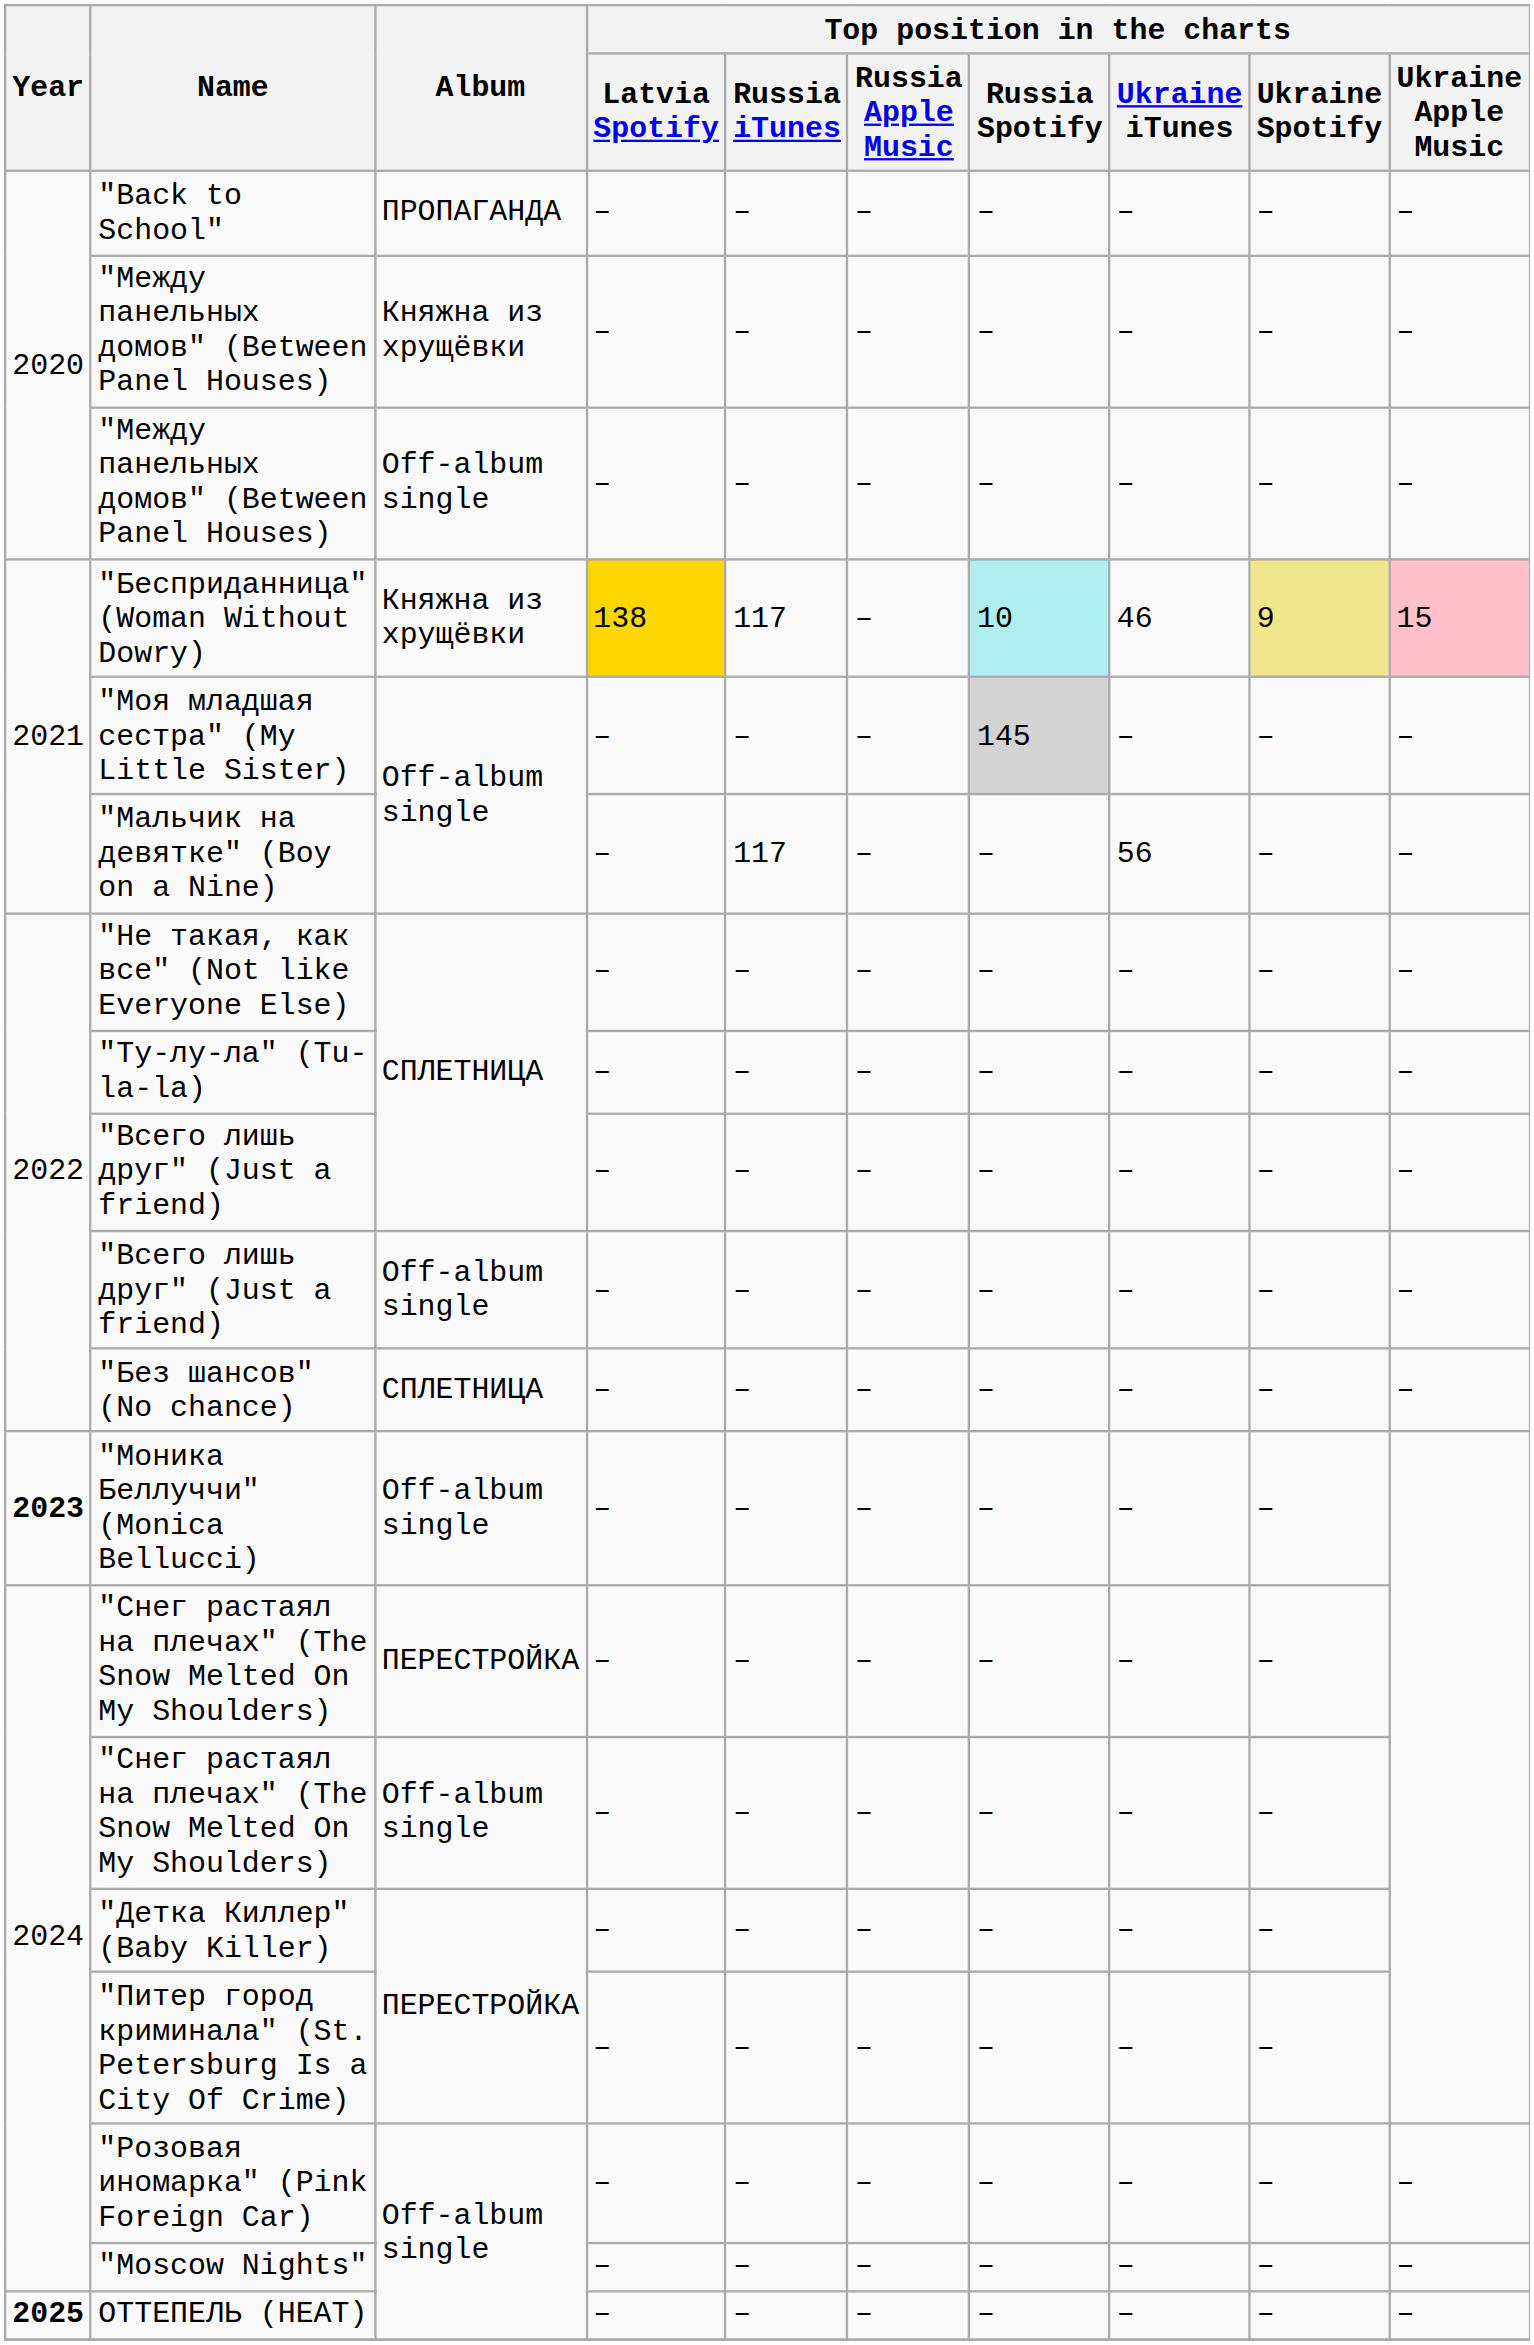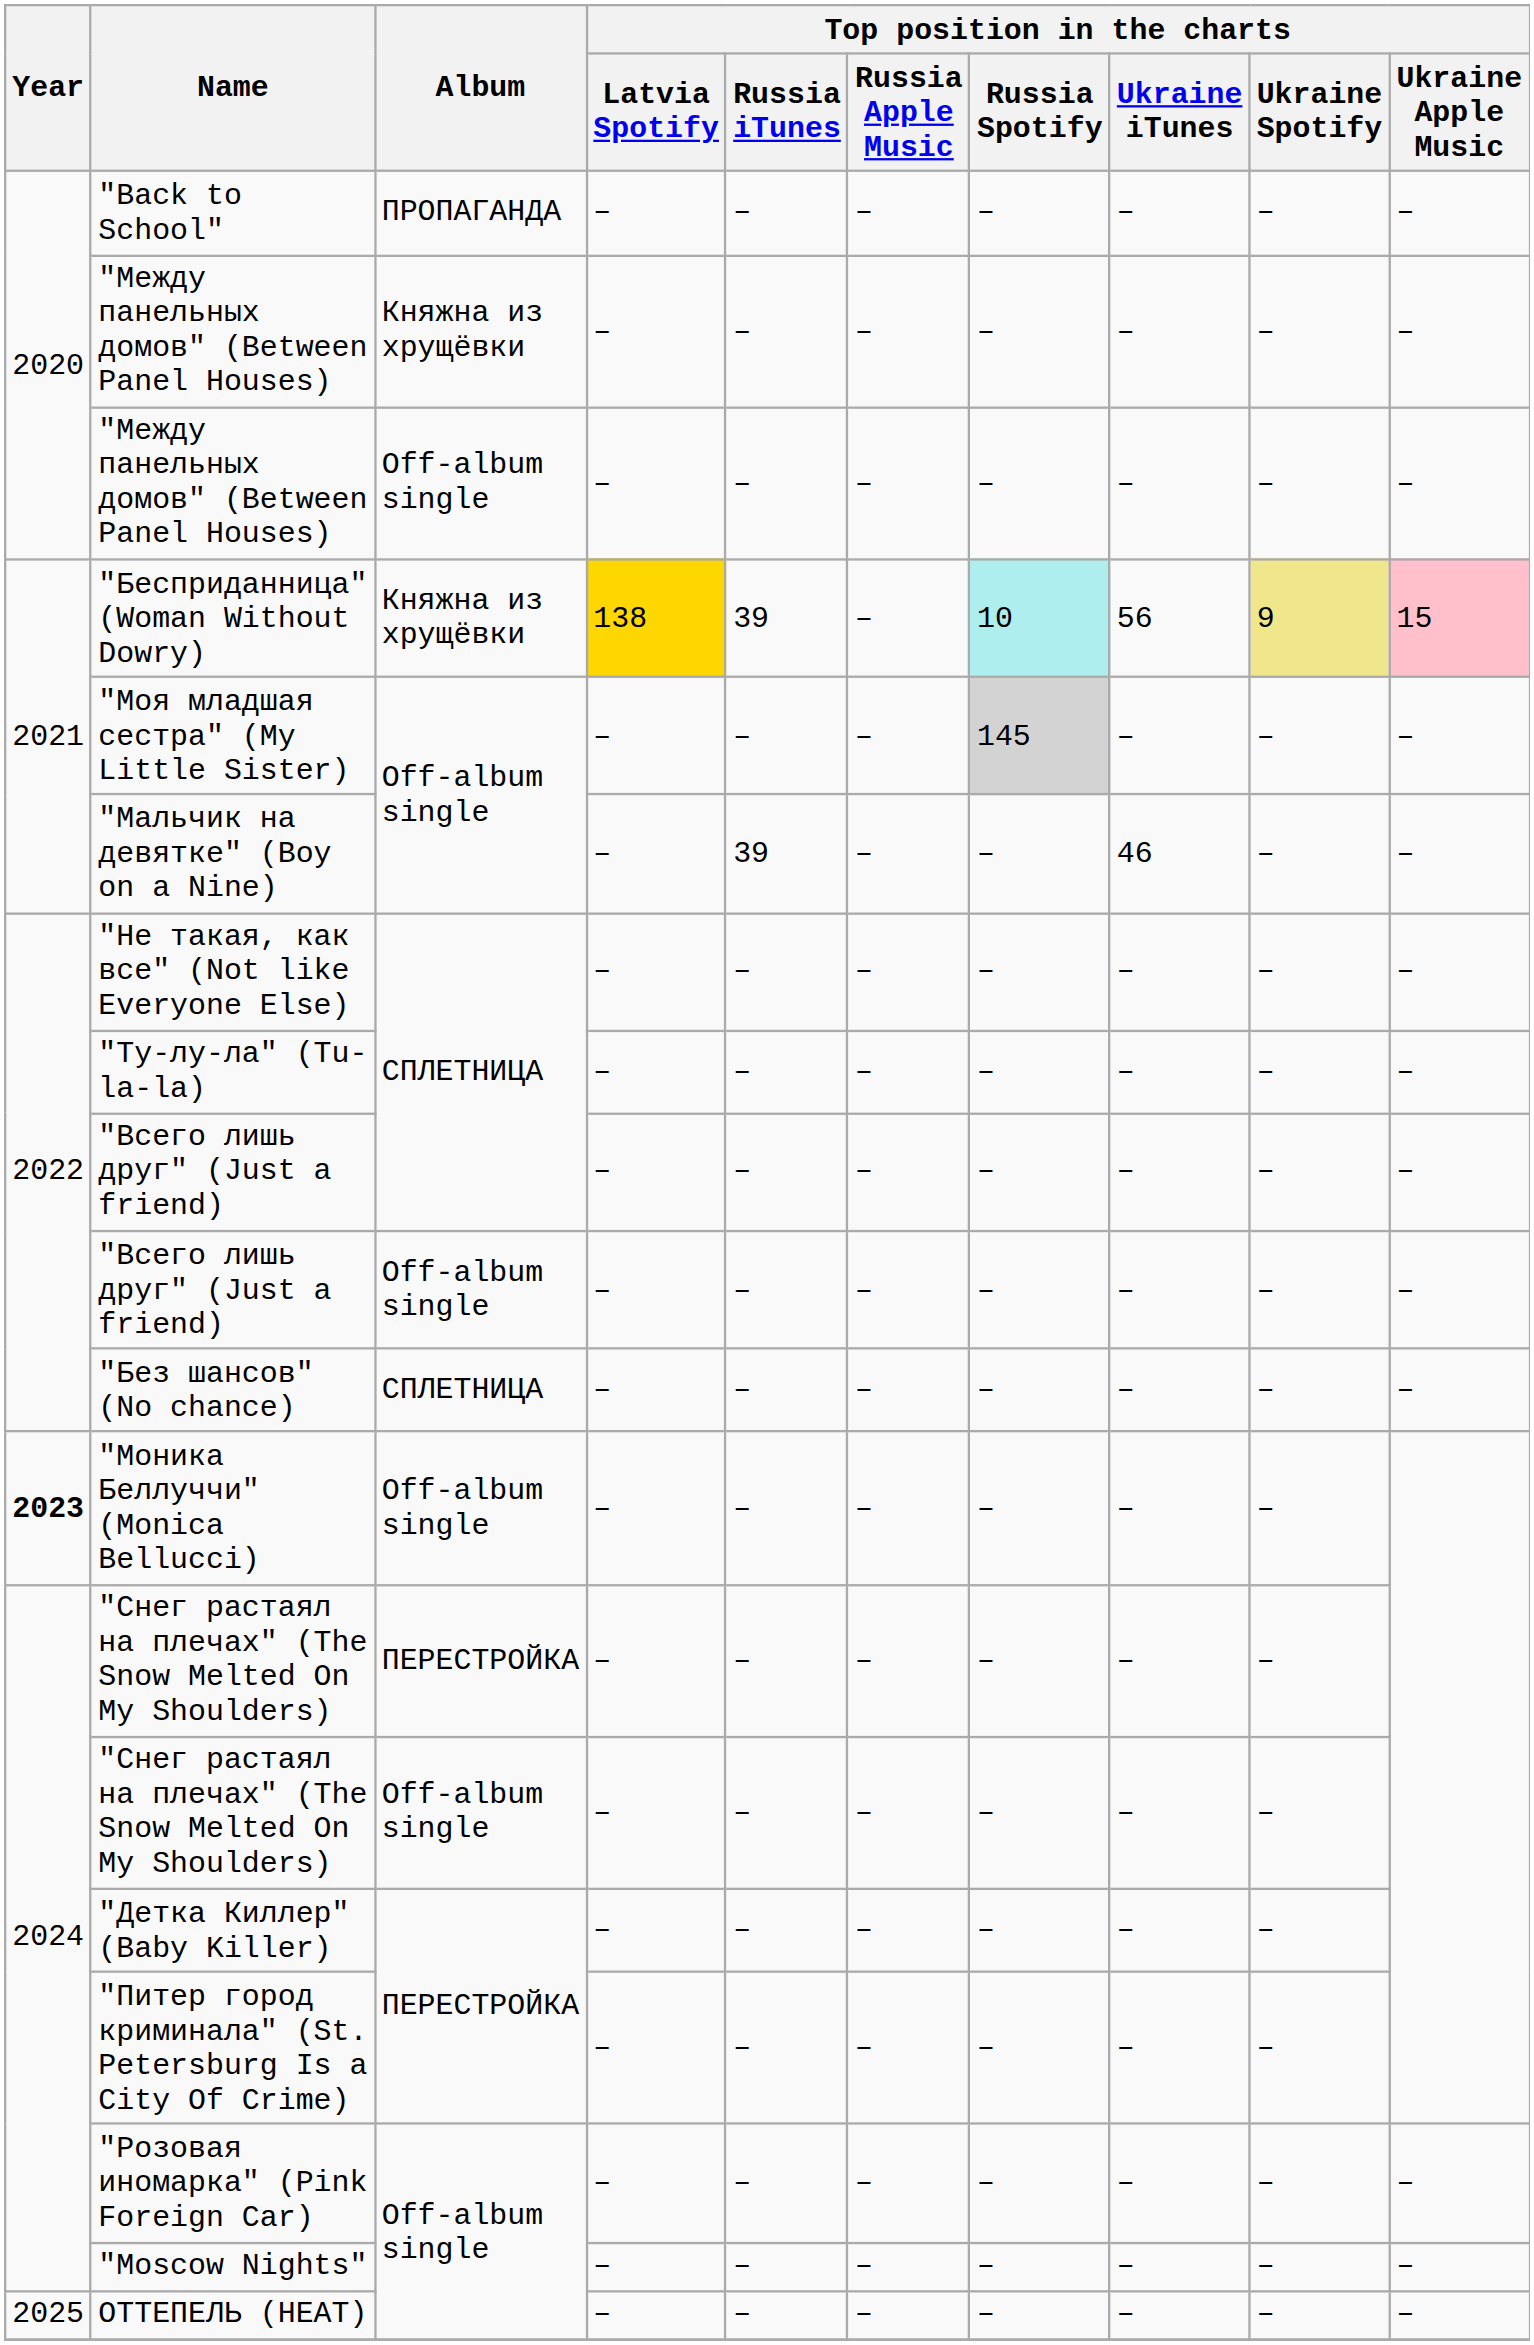(760, 618) 117 -> (751, 618) 39
(1135, 618) 46 -> (1135, 618) 56
(760, 854) 117 -> (751, 854) 39
(1135, 854) 56 -> (1135, 854) 46
(48, 2315) bold -> (48, 2315) normal
